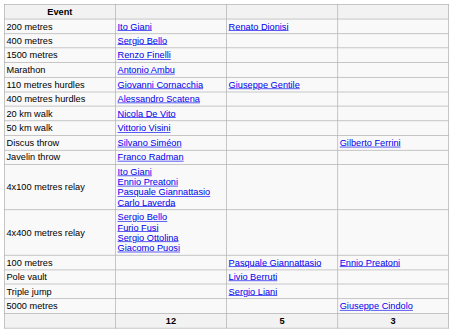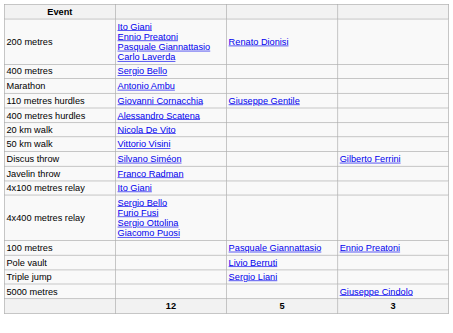(135, 27) Ito Giani -> (164, 42) Ito Giani Ennio Preatoni Pasquale Giannattasio Carlo Laverda
- row: (32, 56)
(164, 188) Ito Giani Ennio Preatoni Pasquale Giannattasio Carlo Laverda -> (135, 188) Ito Giani
